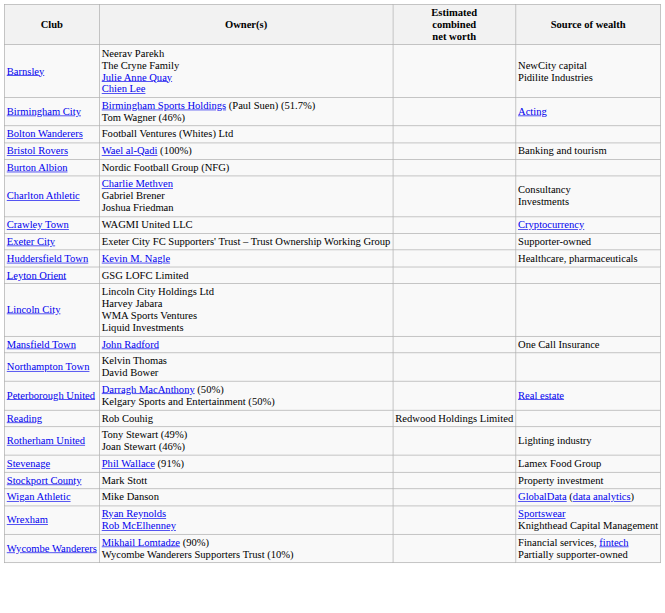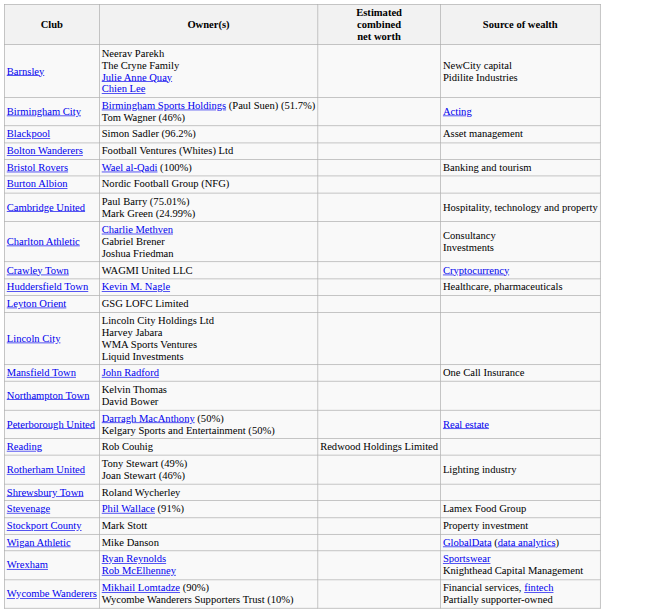+ row: (28, 134)
+ row: (46, 207)
- row: (31, 241)
+ row: (45, 492)
